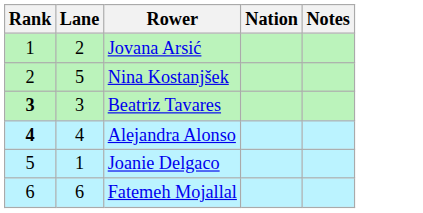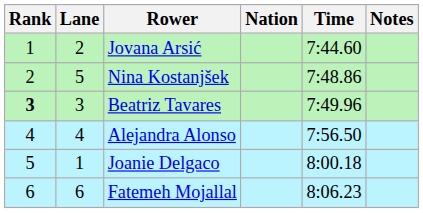+ column: (334, 18)
(30, 134) bold -> (30, 134) normal
